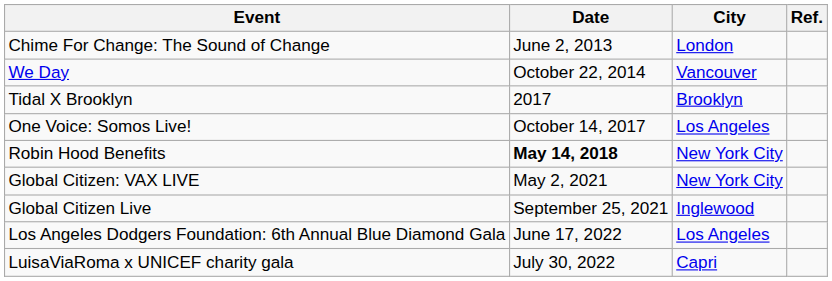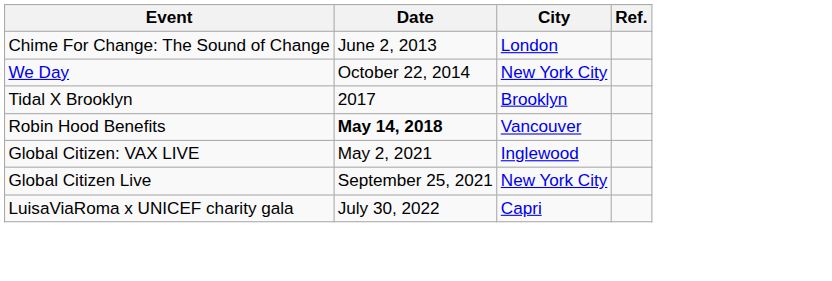(717, 72) Vancouver -> (554, 72) New York City
- row: (100, 126)
(730, 153) New York City -> (541, 126) Vancouver
(730, 180) New York City -> (540, 153) Inglewood
(715, 208) Inglewood -> (554, 180) New York City
- row: (257, 235)
